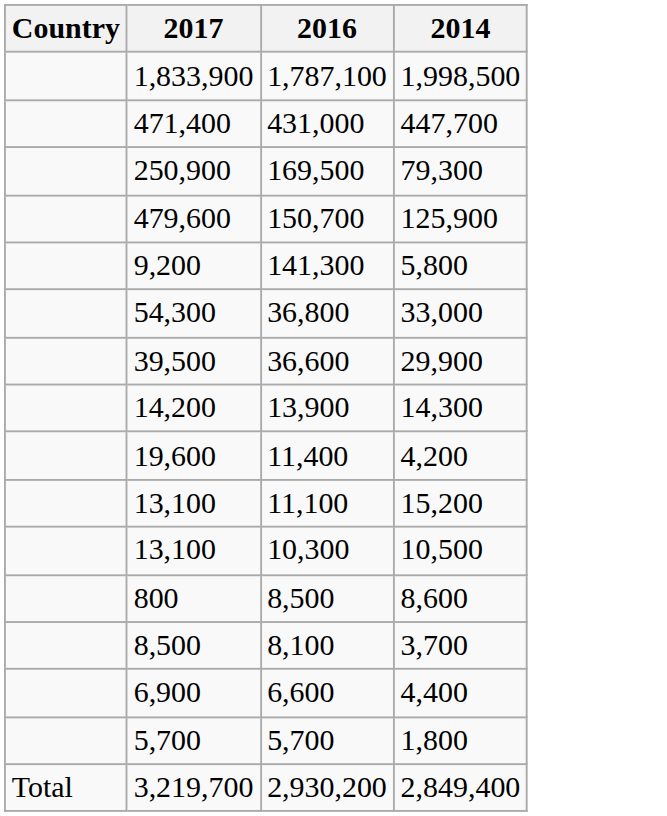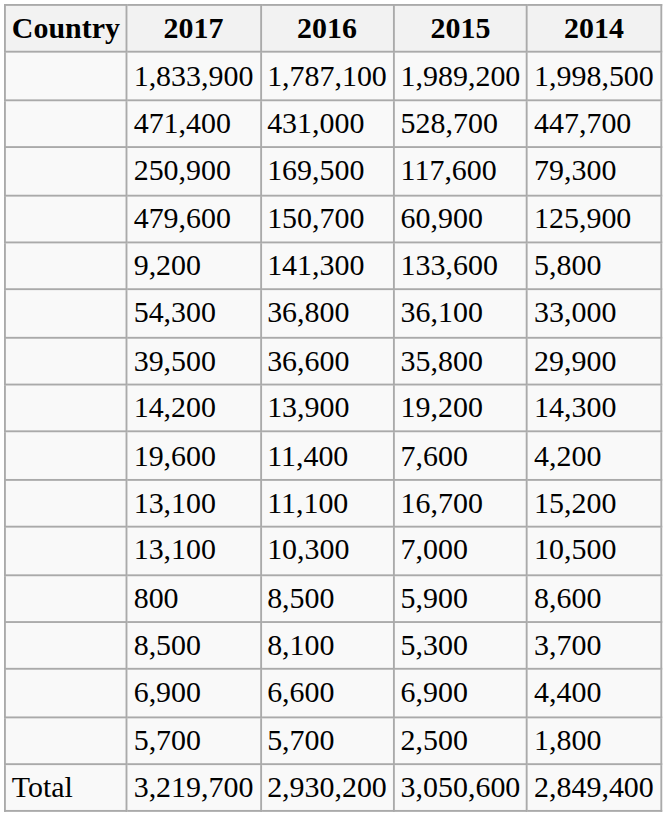+ column: (460, 28)
